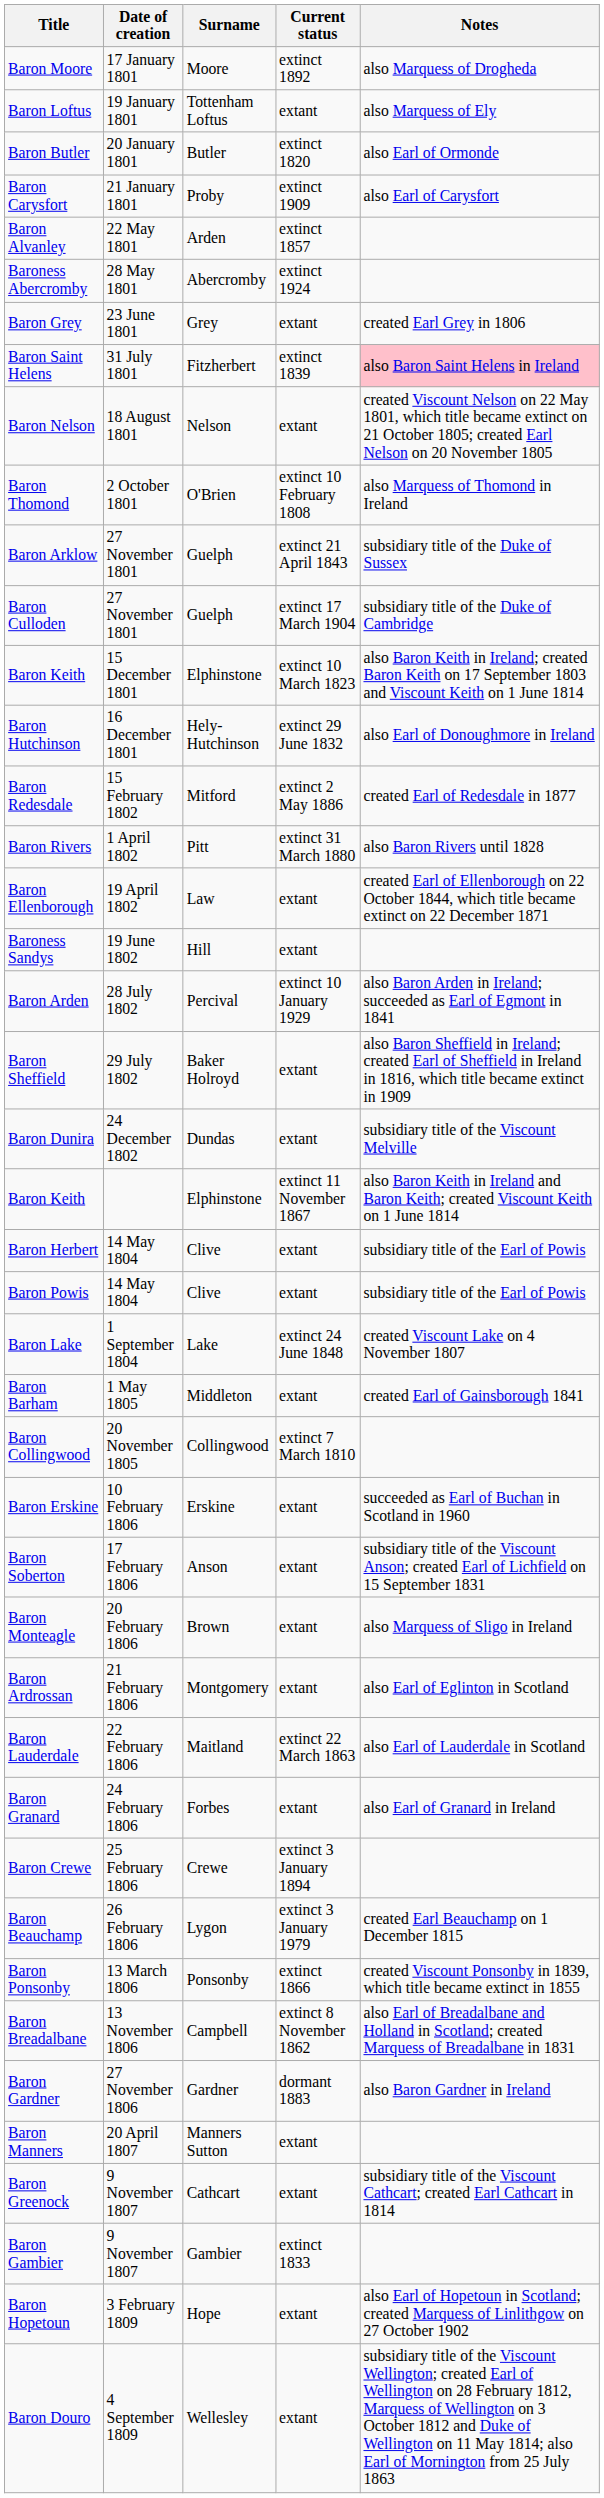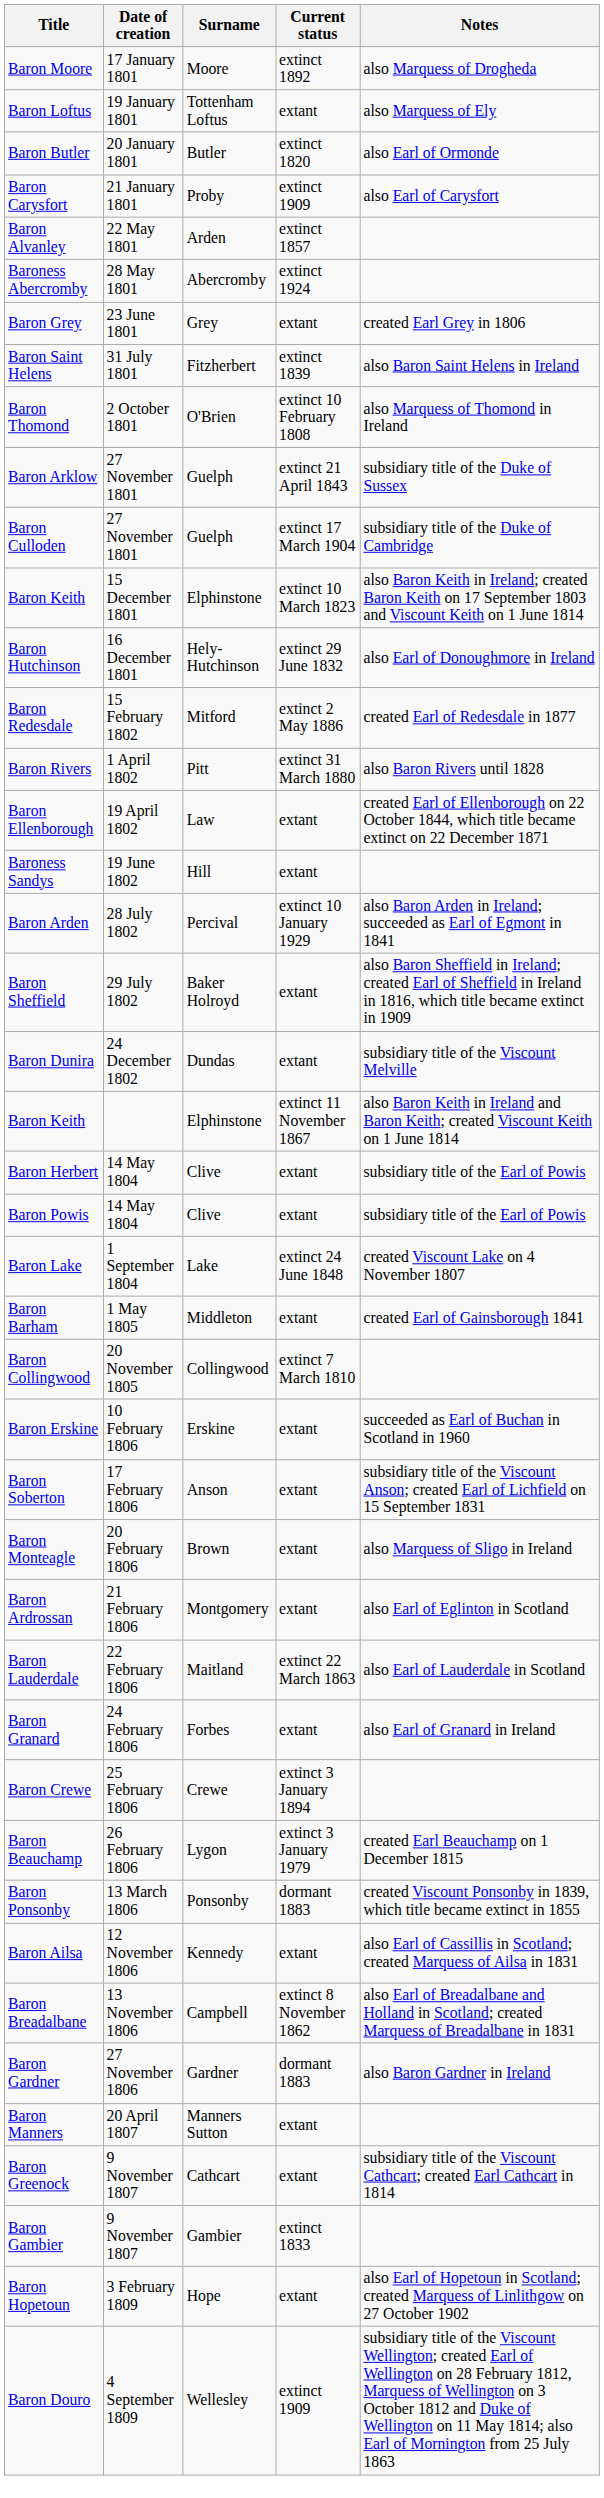(471, 365) pink background -> (471, 365) no background
- row: (51, 425)
(300, 1979) extinct 1866 -> (305, 1901) dormant 1883
+ row: (45, 1952)
(298, 2418) extant -> (300, 2400) extinct 1909
